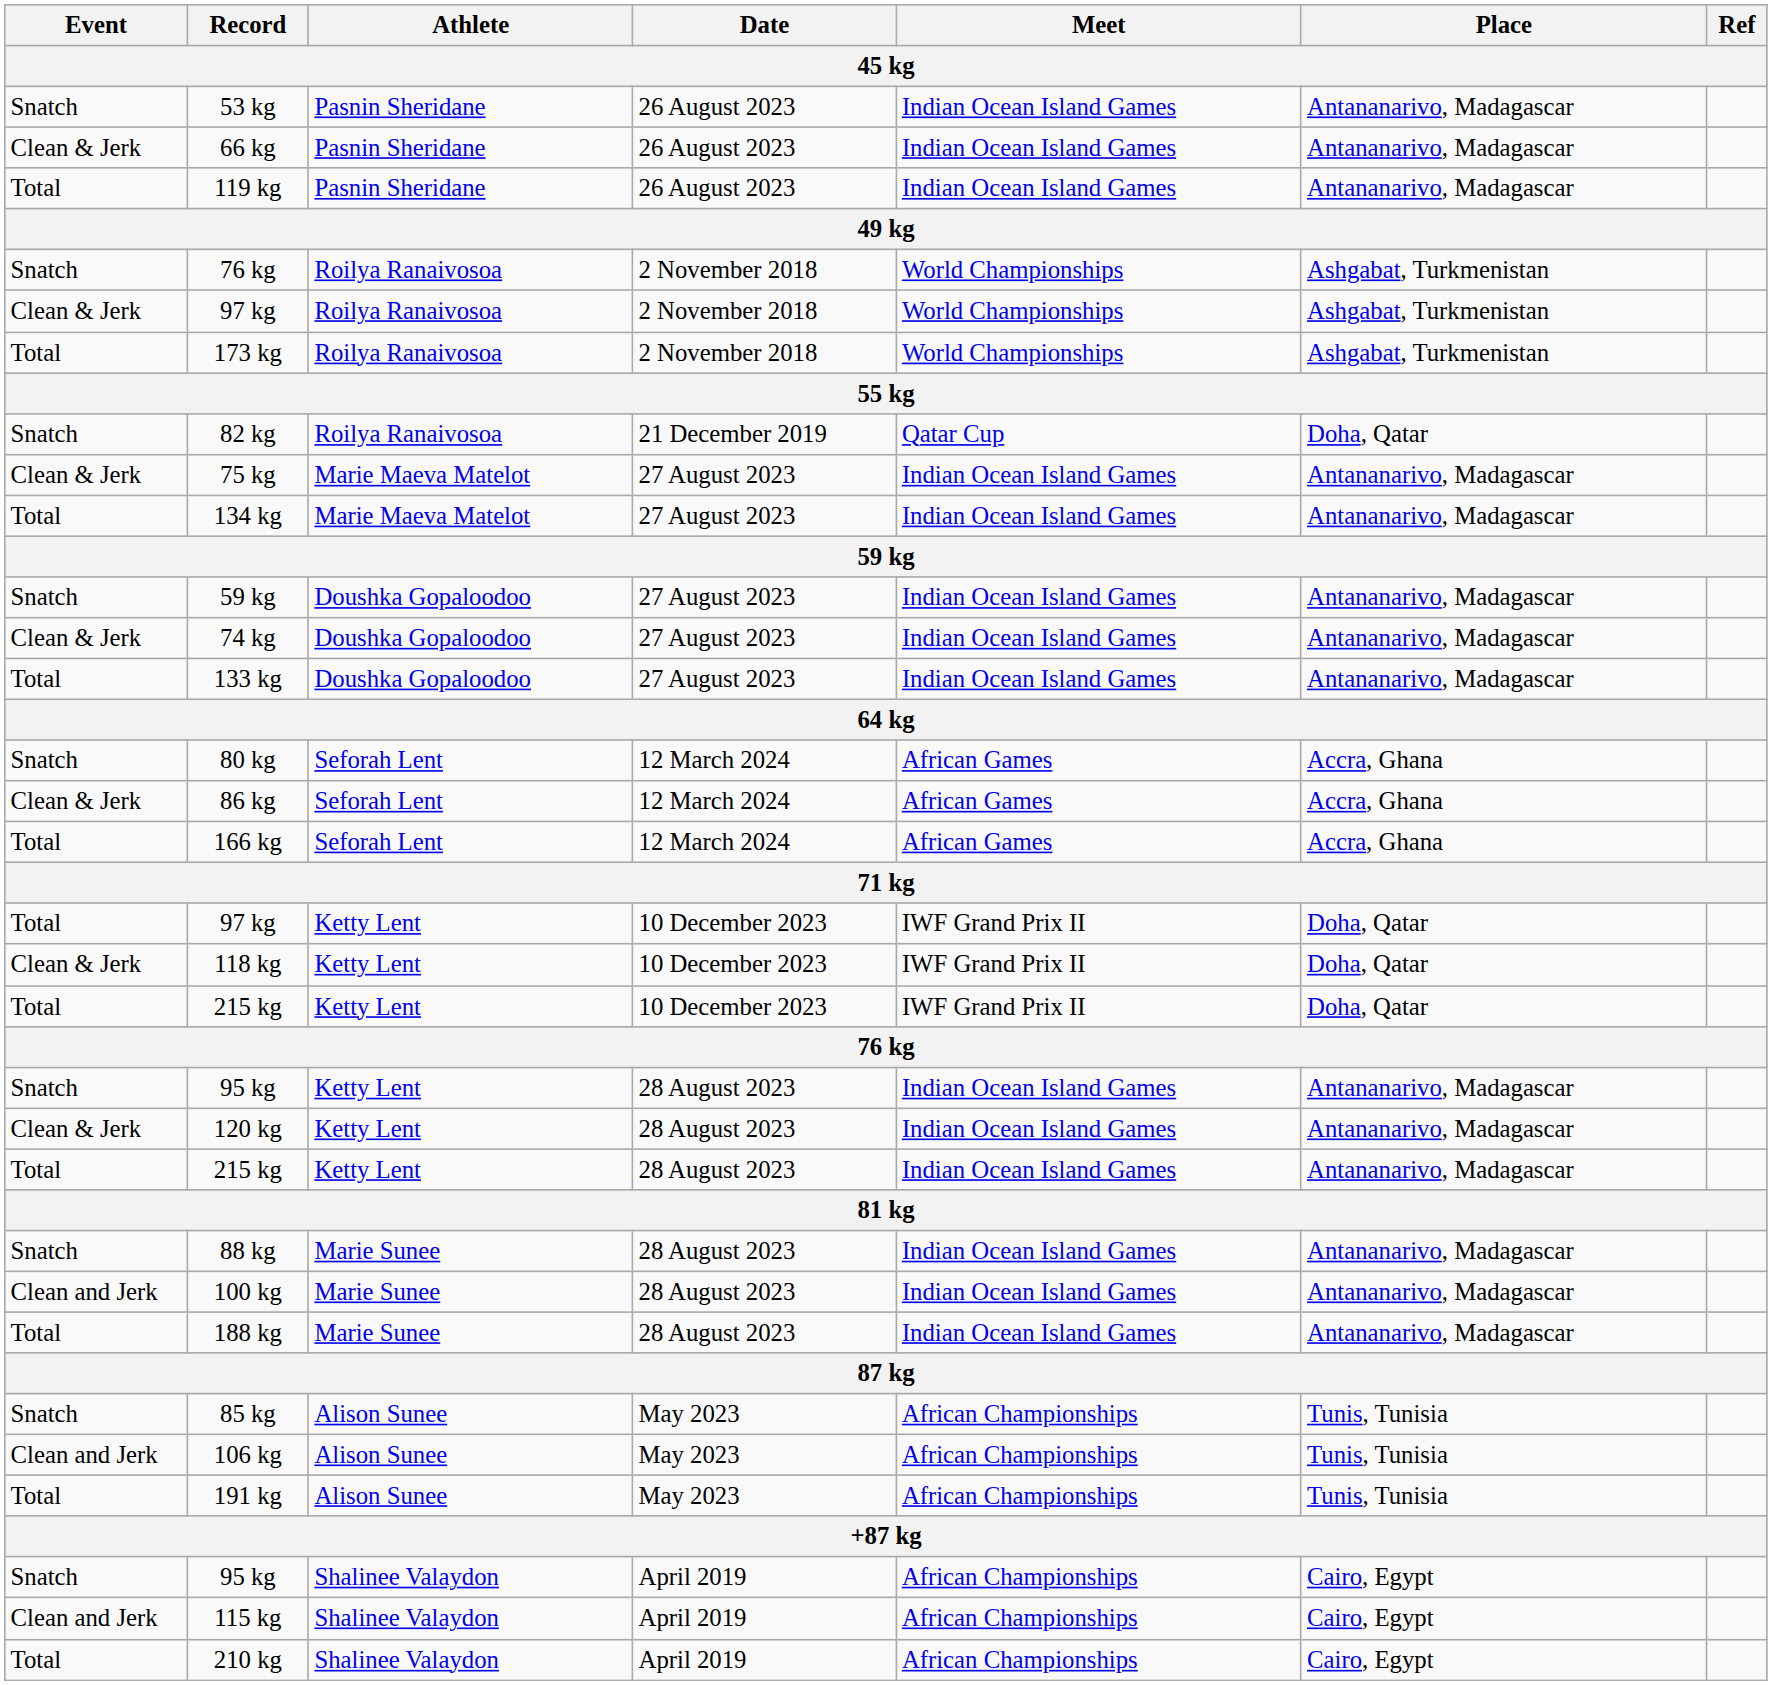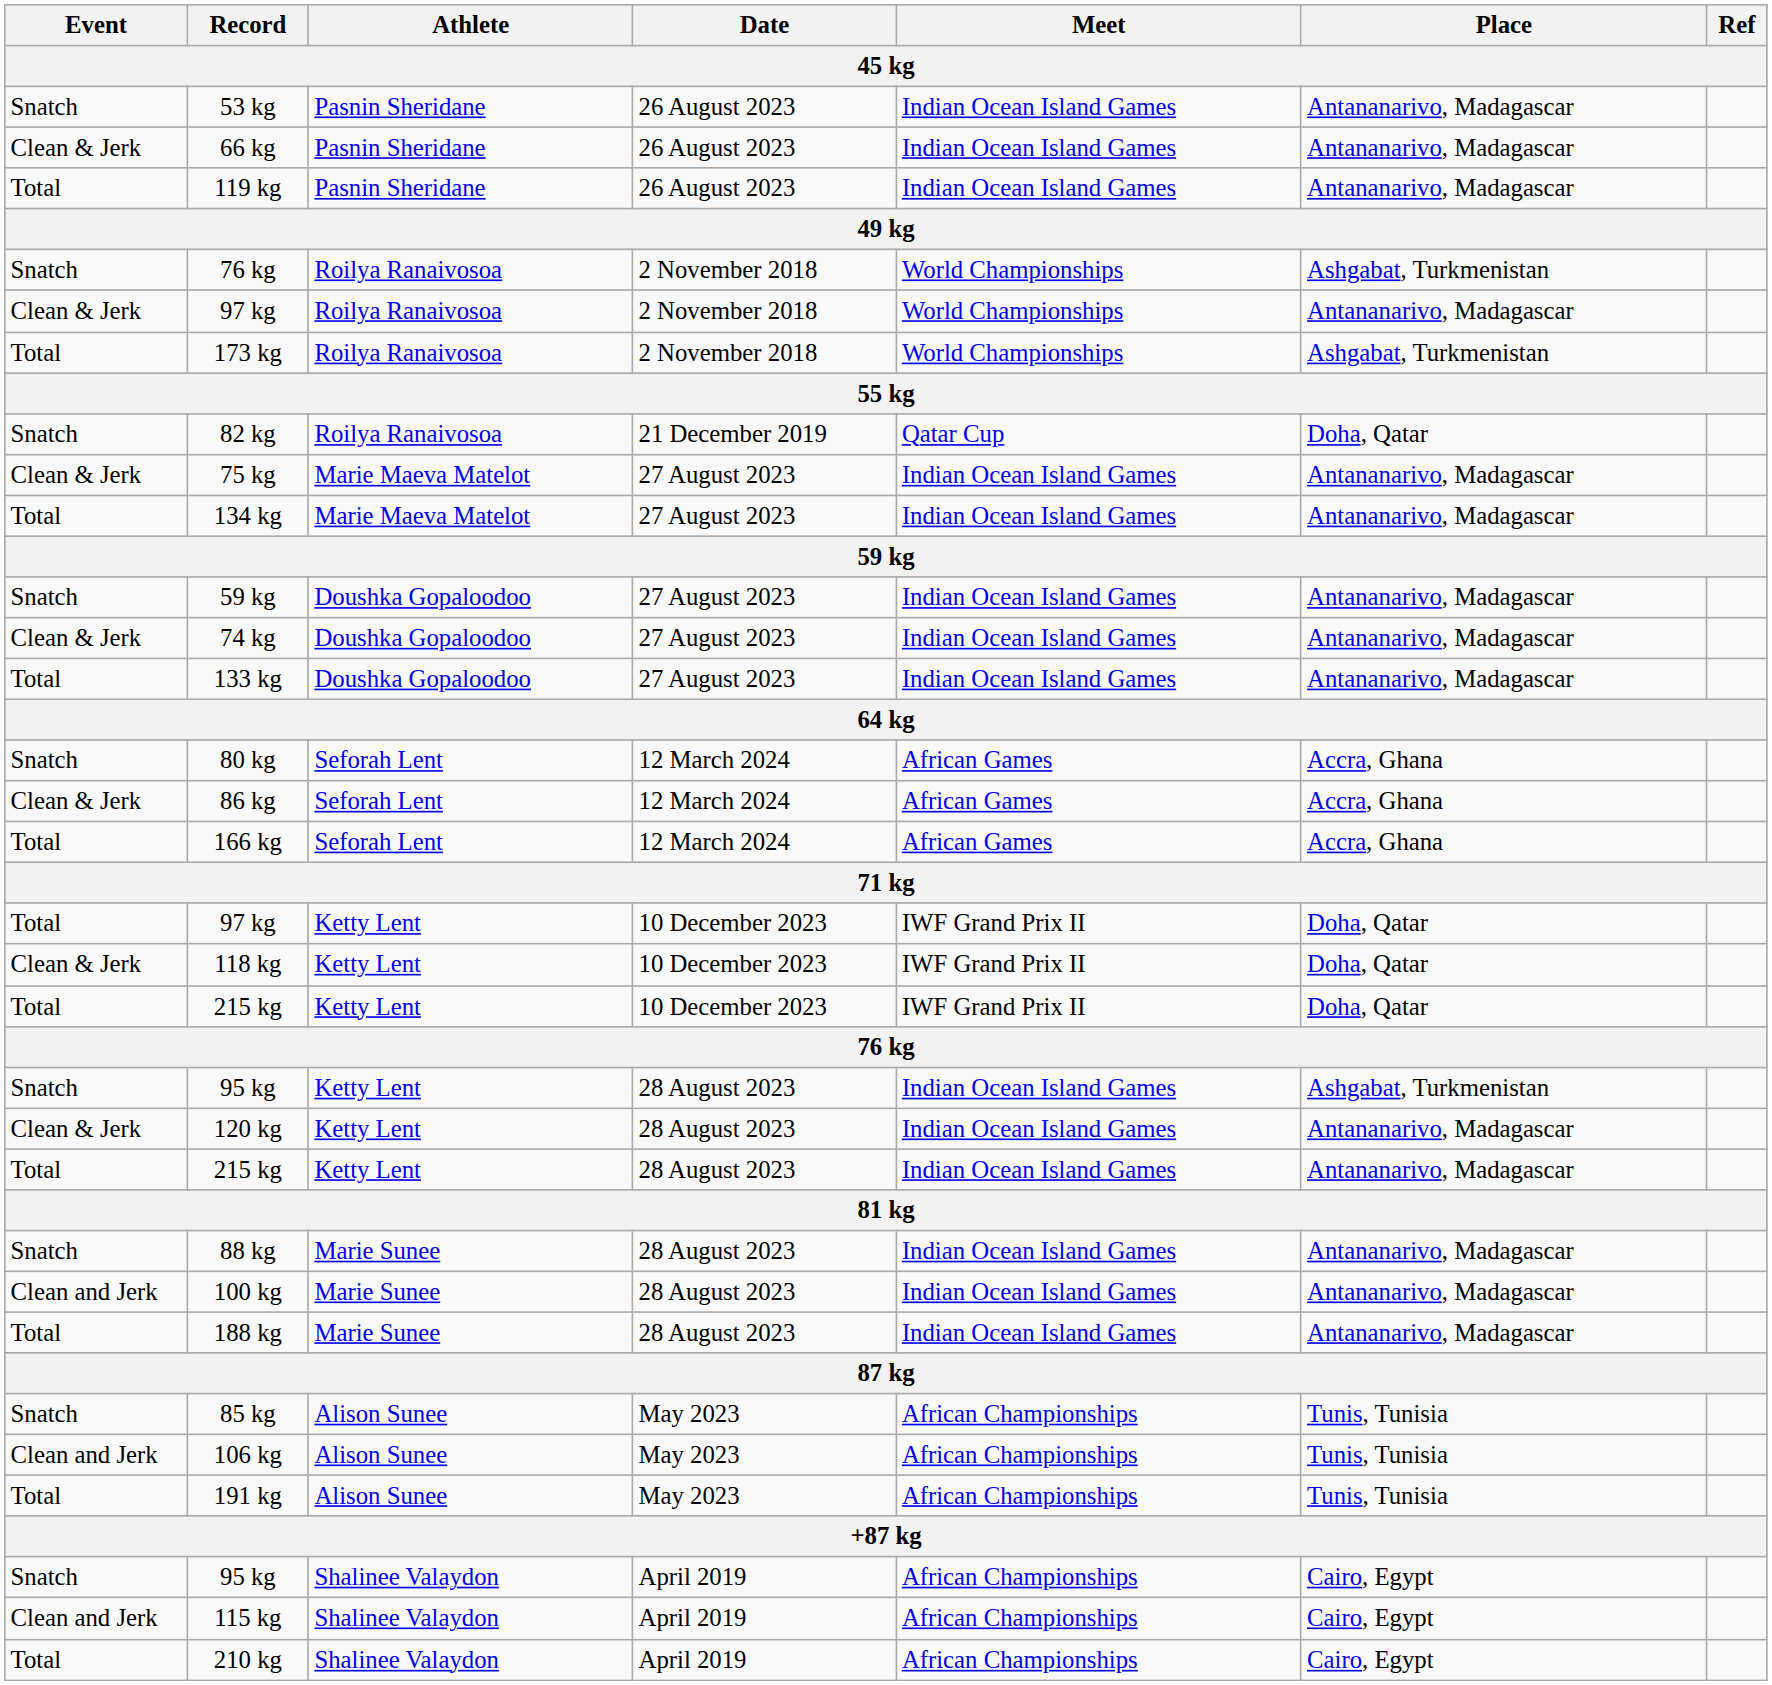(1428, 311) Ashgabat, Turkmenistan -> (1440, 311) Antananarivo, Madagascar
(1440, 1087) Antananarivo, Madagascar -> (1428, 1087) Ashgabat, Turkmenistan
